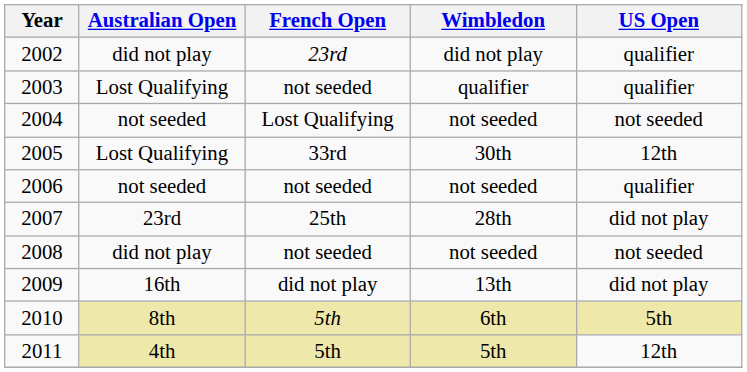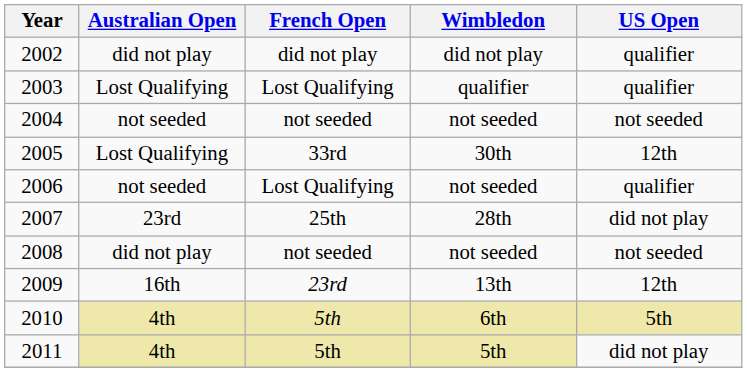(328, 53) 23rd -> (328, 53) did not play
(328, 86) not seeded -> (328, 86) Lost Qualifying
(328, 119) Lost Qualifying -> (328, 119) not seeded
(328, 185) not seeded -> (328, 185) Lost Qualifying
(328, 284) did not play -> (328, 284) 23rd
(659, 284) did not play -> (659, 284) 12th
(162, 317) 8th -> (162, 317) 4th
(659, 350) 12th -> (659, 350) did not play
